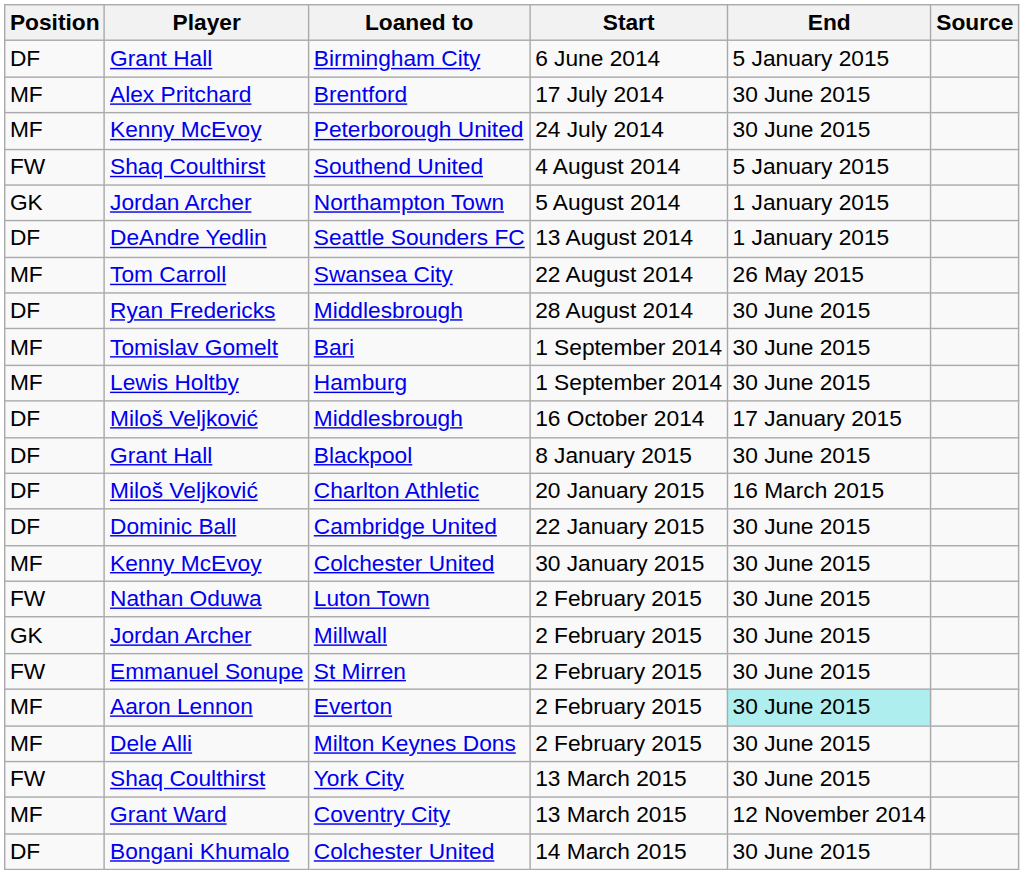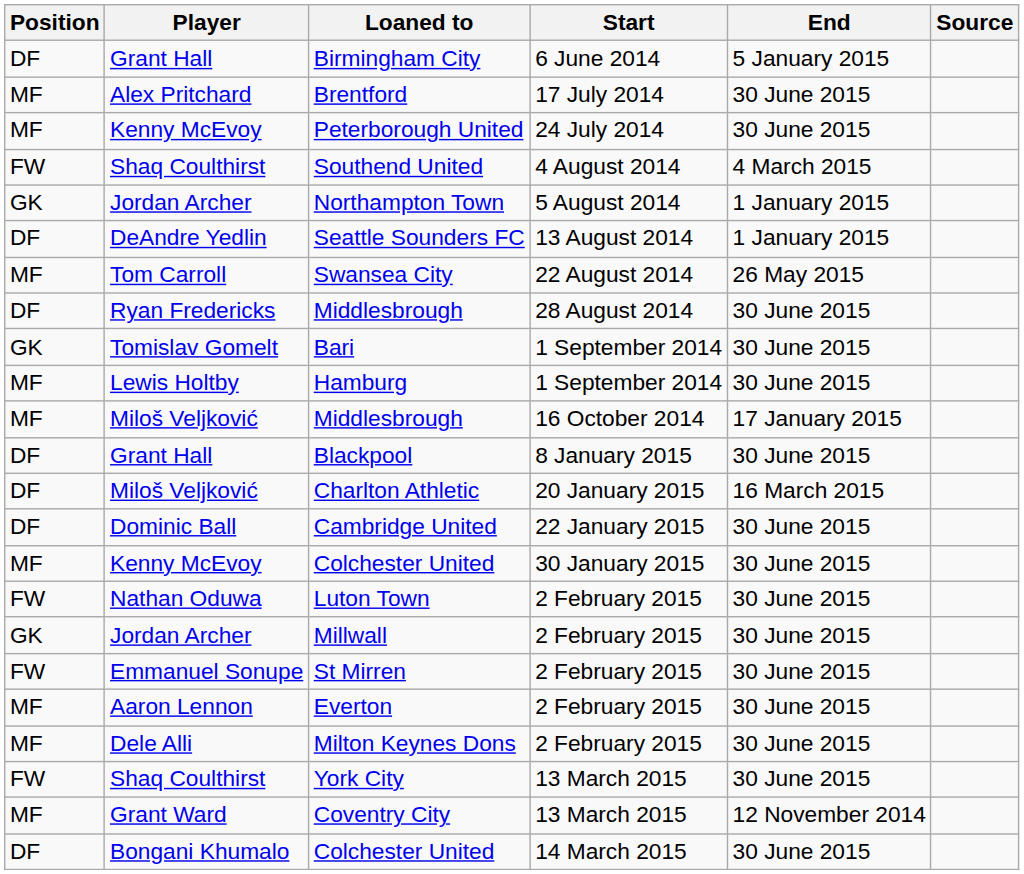(811, 166) 5 January 2015 -> (802, 166) 4 March 2015
(26, 346) MF -> (26, 346) GK
(25, 418) DF -> (26, 418) MF
(801, 707) paleturquoise background -> (801, 707) no background
